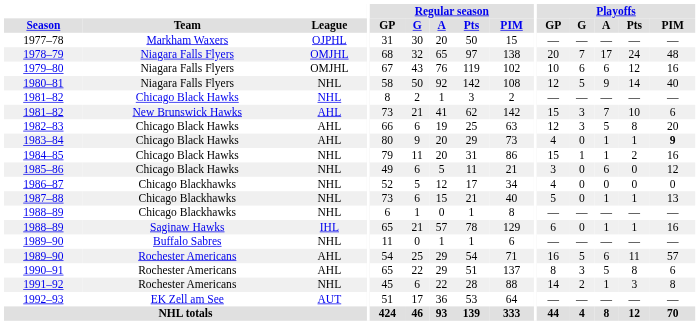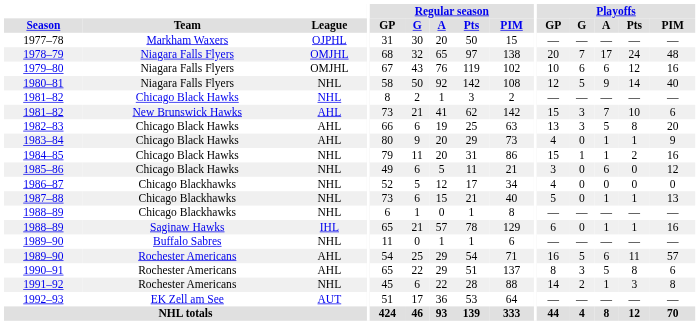(553, 126) 12 -> (553, 126) 13
(673, 140) bold -> (673, 140) normal
